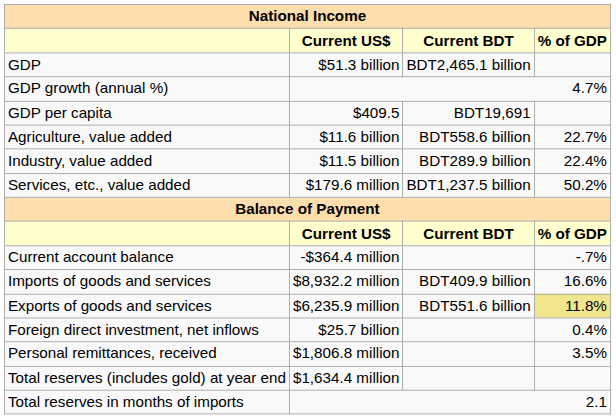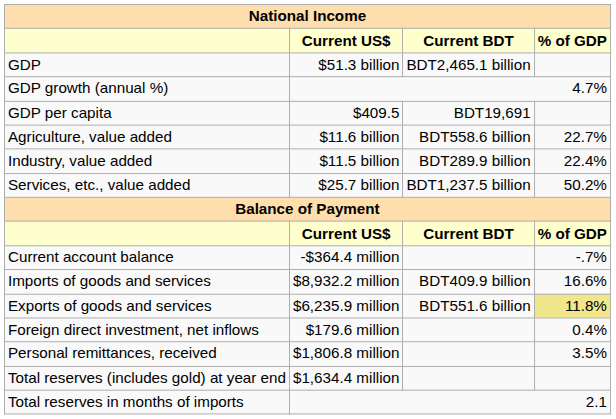(353, 185) $179.6 million -> (359, 185) $25.7 billion
(359, 329) $25.7 billion -> (353, 329) $179.6 million
